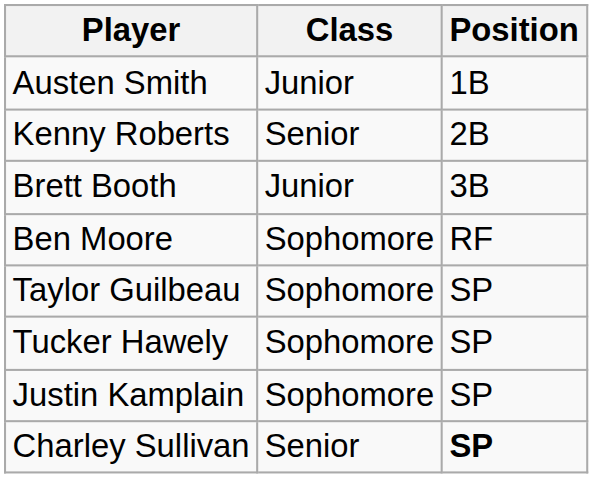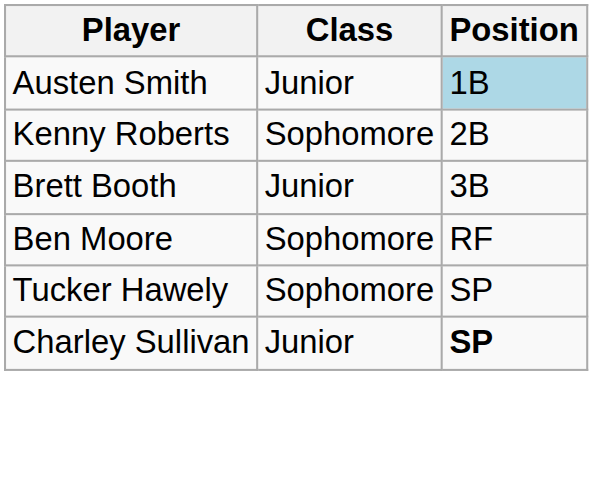(469, 82) no background -> (469, 82) lightblue background
(312, 134) Senior -> (349, 134) Sophomore
- row: (127, 290)
- row: (128, 394)
(312, 446) Senior -> (309, 342) Junior
